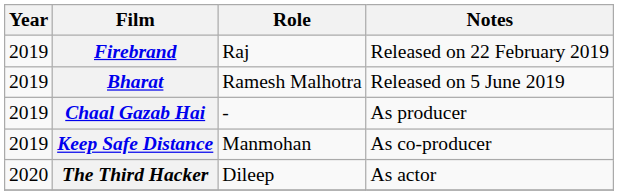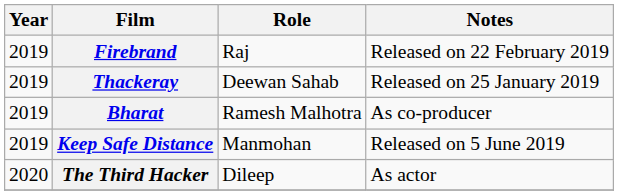+ row: (135, 81)
(468, 81) Released on 5 June 2019 -> (431, 112) As co-producer
- row: (135, 112)
(431, 143) As co-producer -> (468, 143) Released on 5 June 2019
